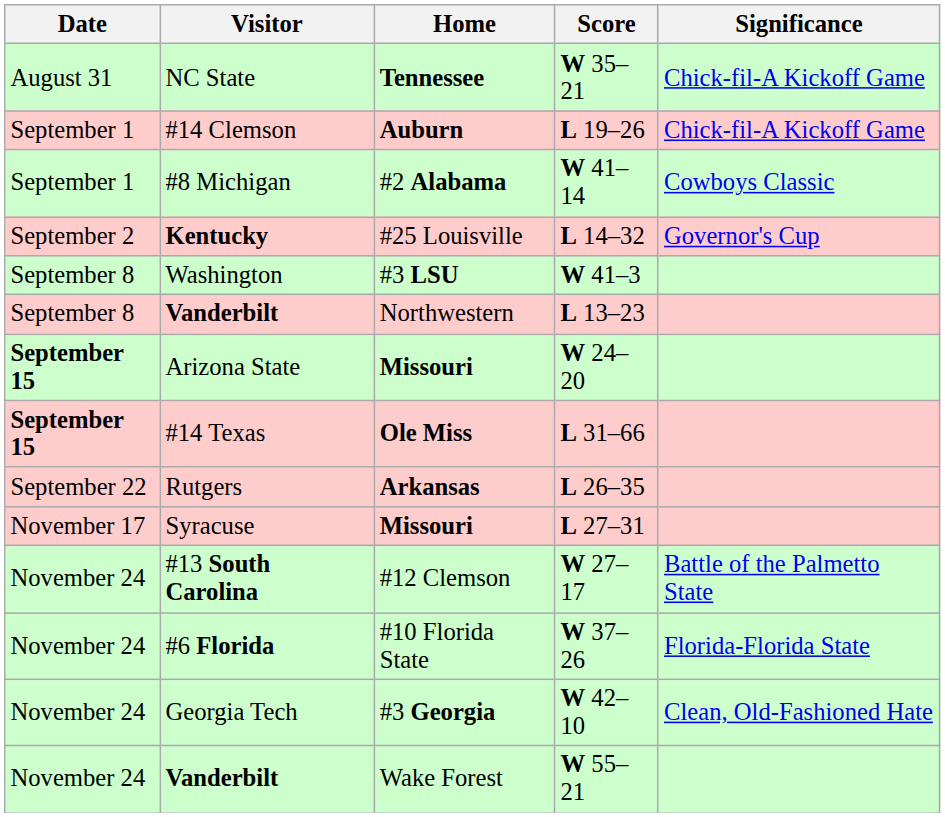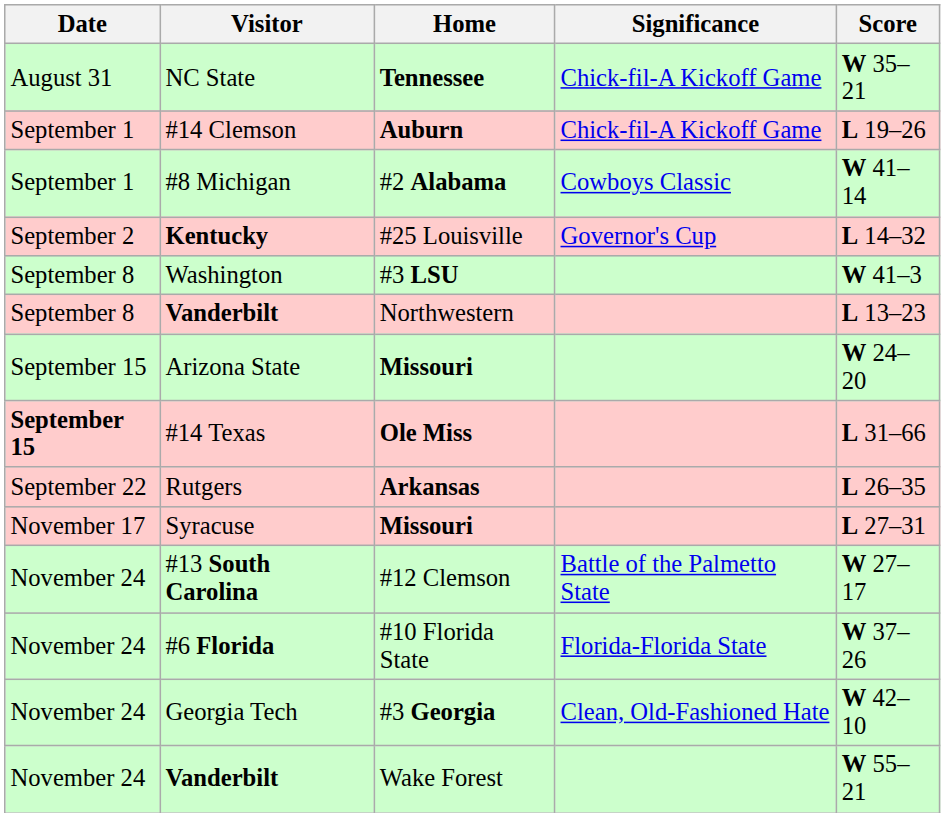columns swapped: (799, 24) <-> (607, 24)
(67, 366) bold -> (79, 366) normal
